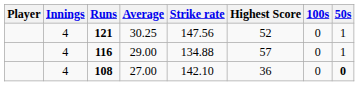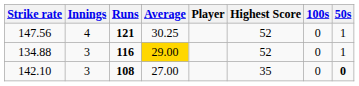columns swapped: (24, 14) <-> (197, 14)
(65, 52) 4 -> (87, 52) 3
(143, 52) no background -> (165, 52) gold background
(266, 52) 57 -> (266, 52) 52
(65, 71) 4 -> (87, 71) 3
(266, 71) 36 -> (266, 71) 35
